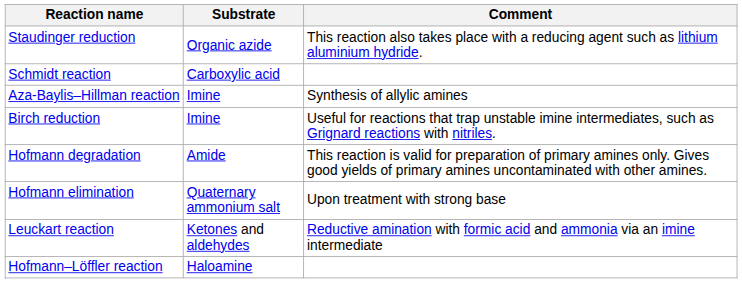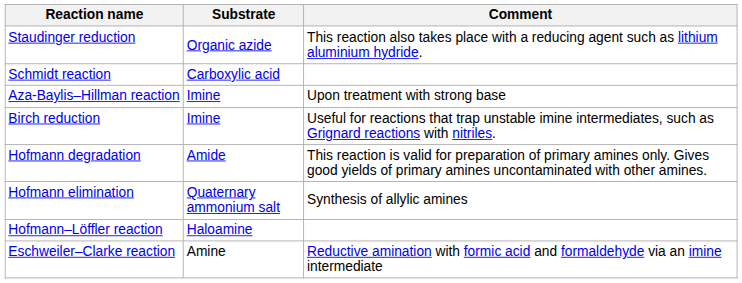(387, 96) Synthesis of allylic amines -> (406, 96) Upon treatment with strong base
(406, 200) Upon treatment with strong base -> (387, 200) Synthesis of allylic amines
- row: (61, 230)
+ row: (92, 251)
